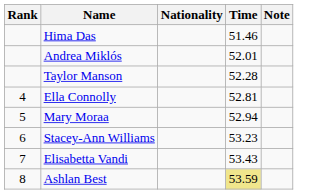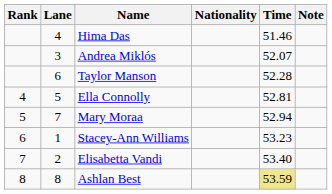+ column: (58, 14)
(243, 55) 52.01 -> (277, 55) 52.07
(243, 158) 53.43 -> (277, 158) 53.40
